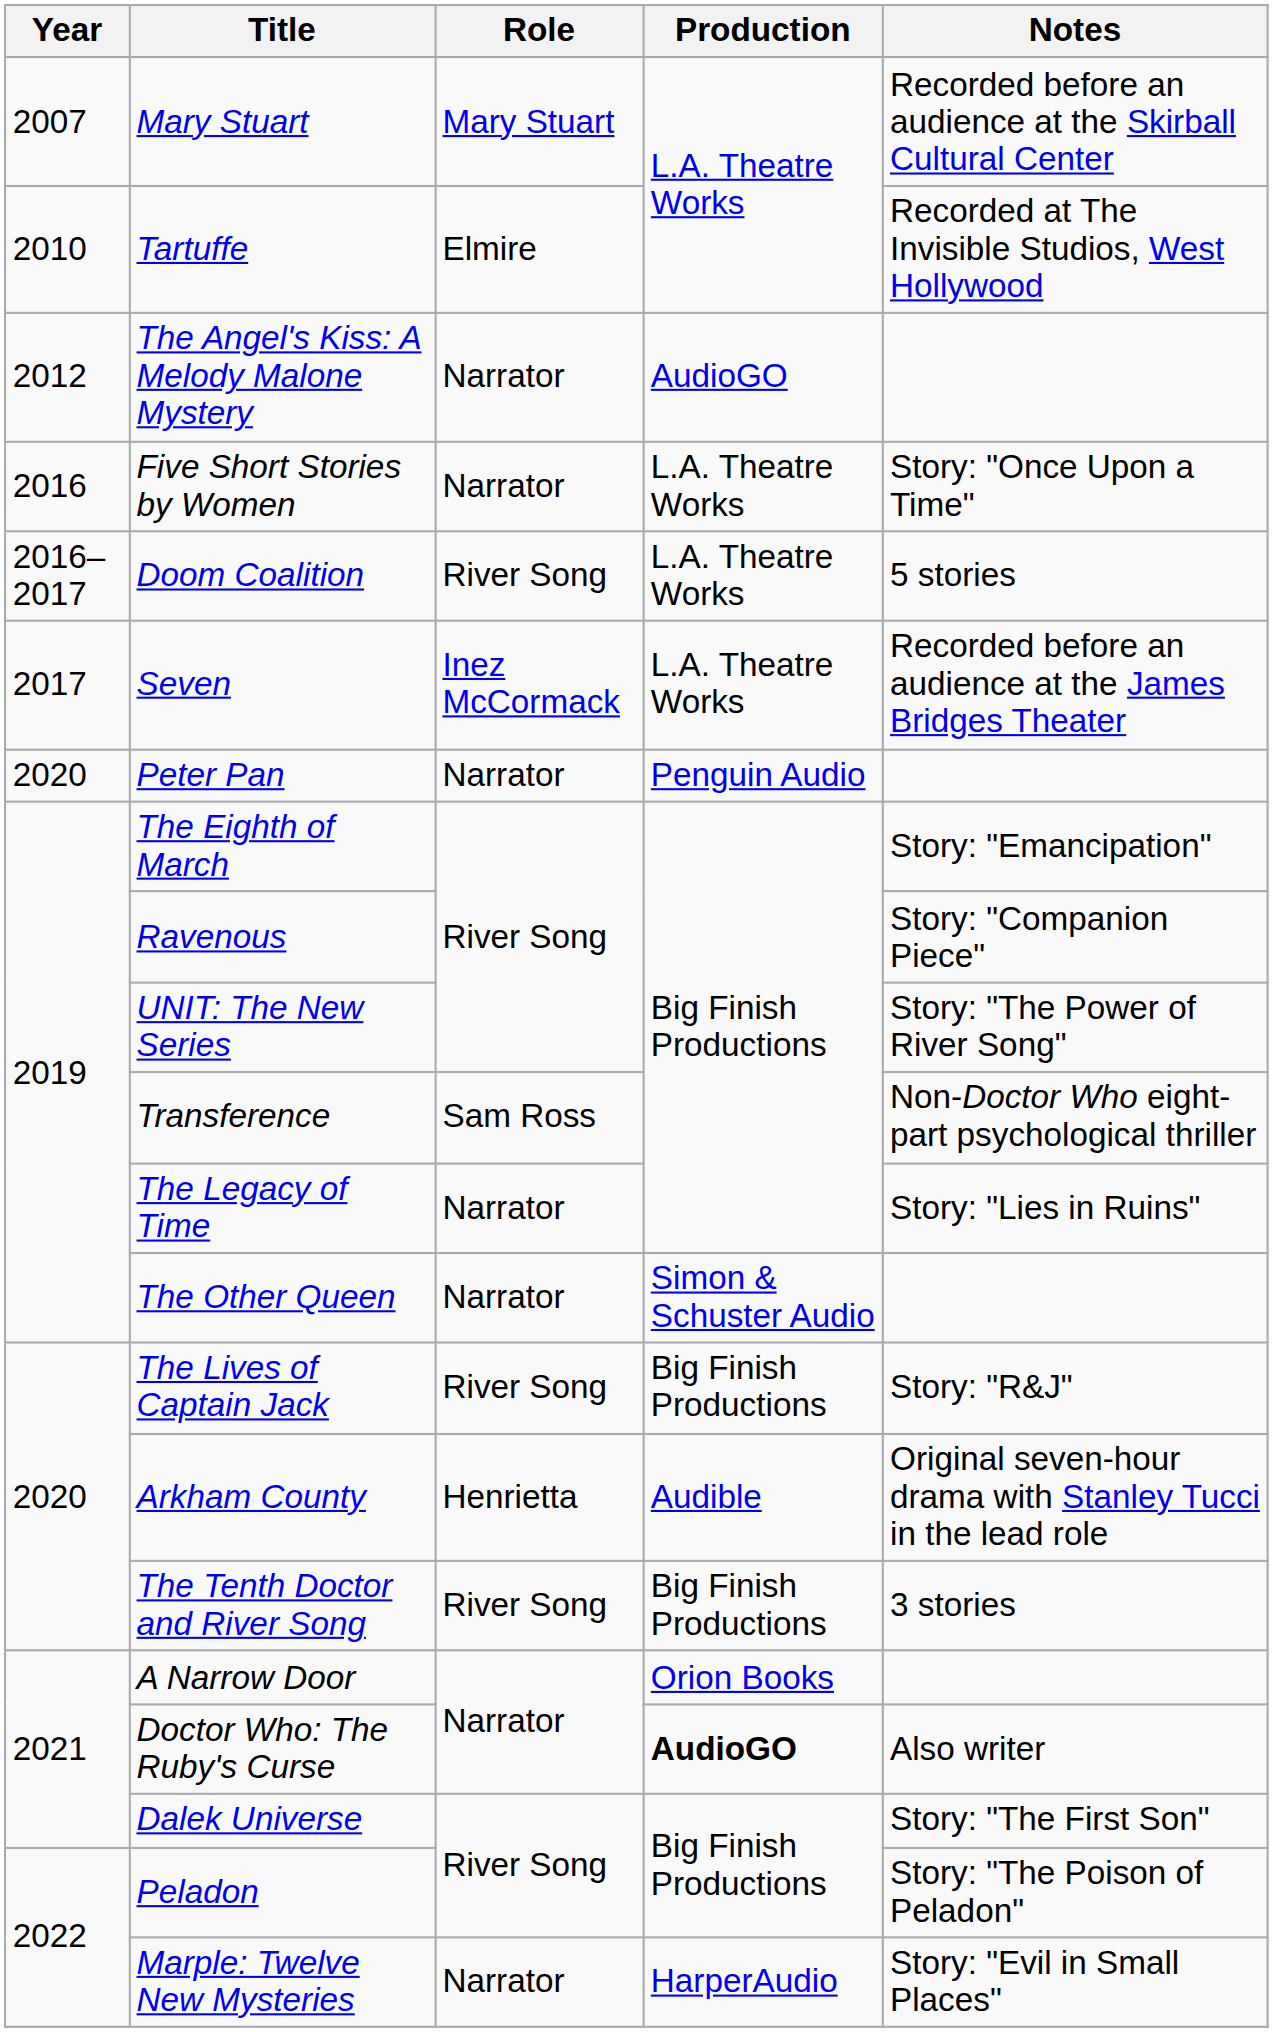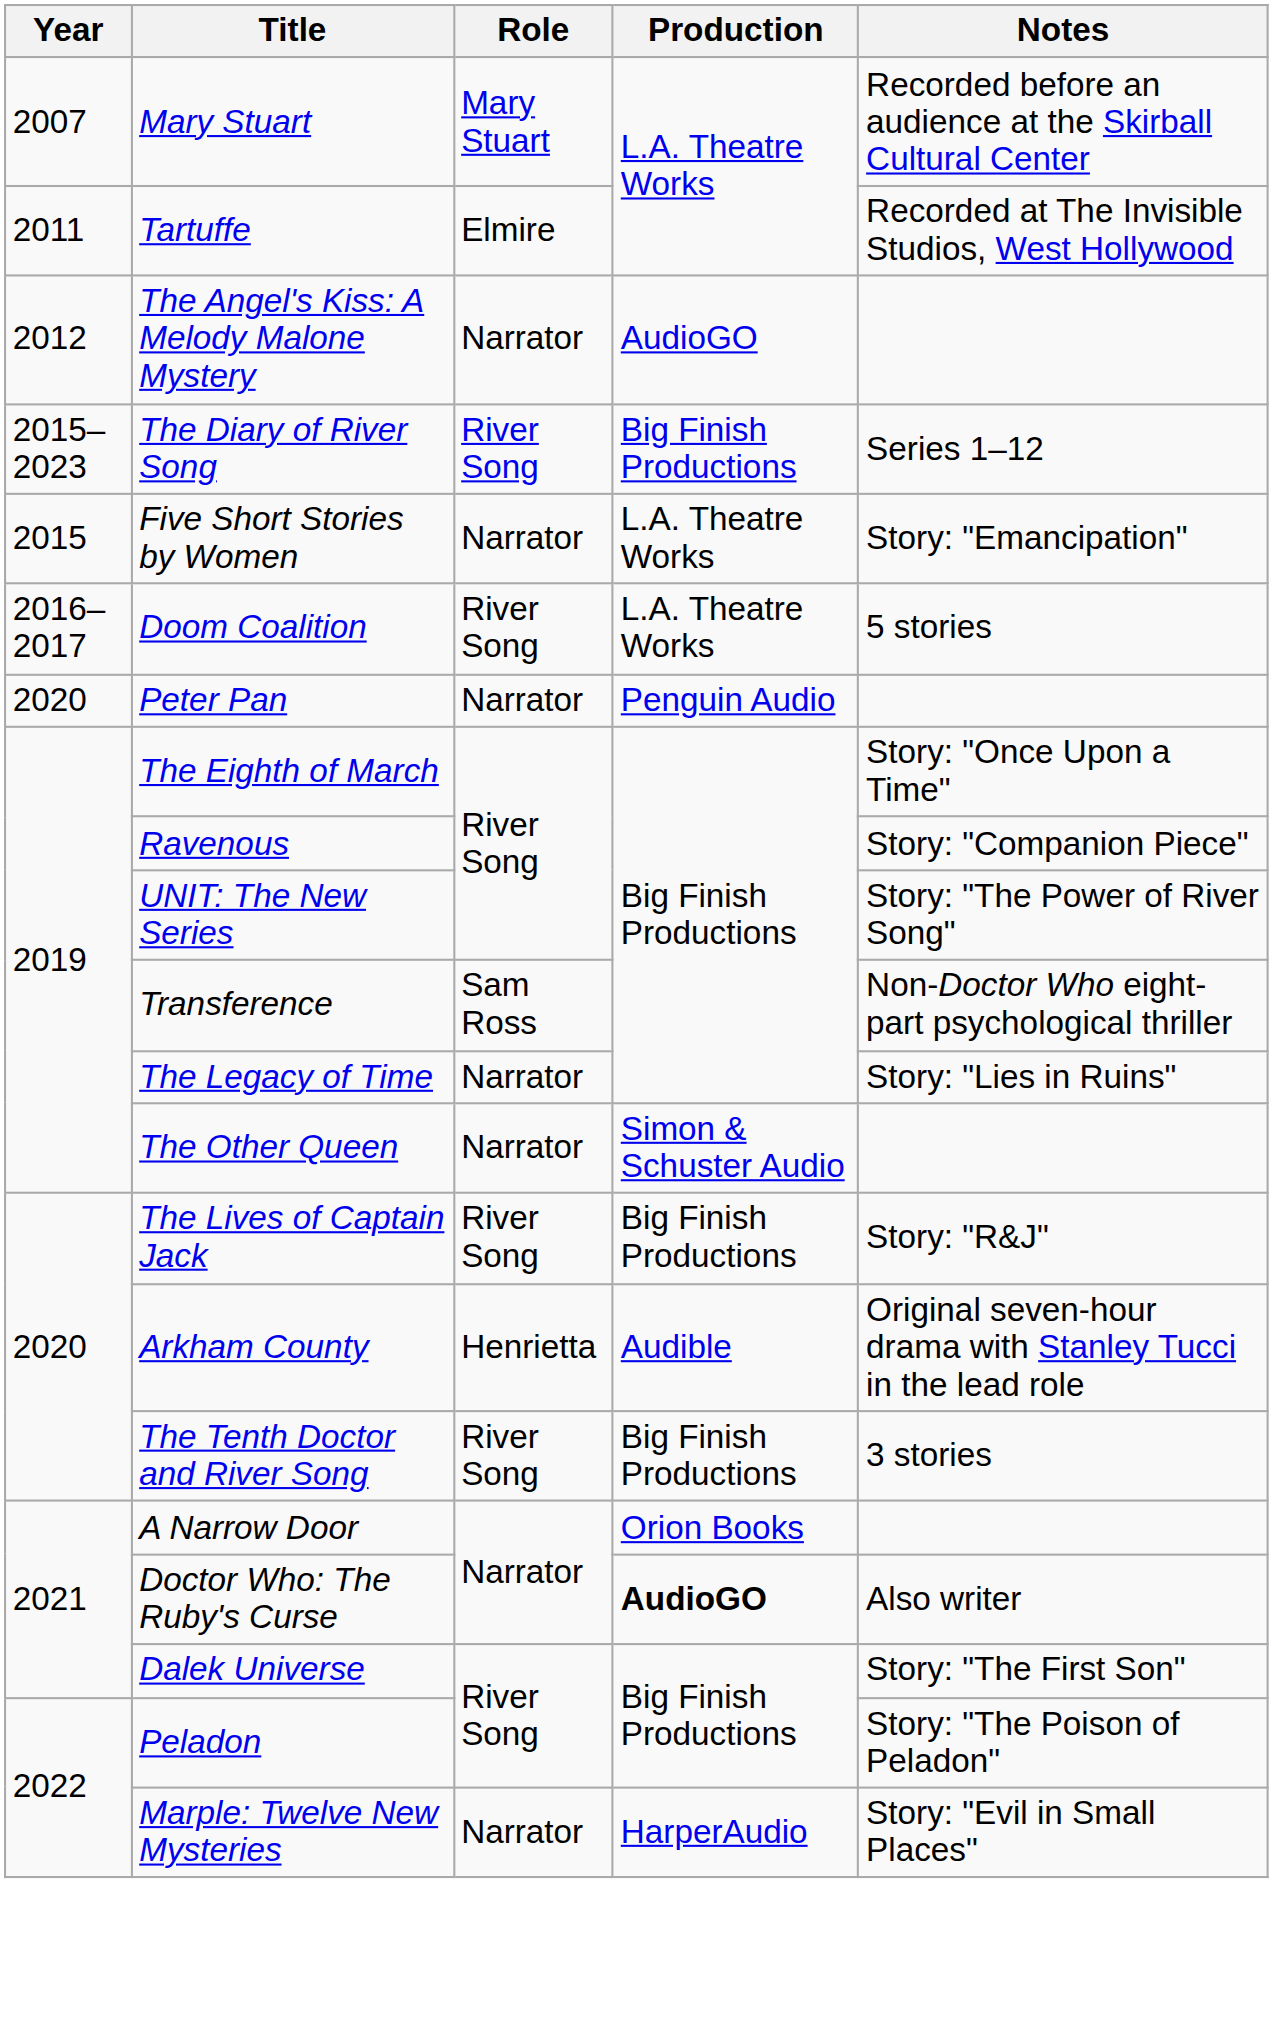(50, 248) 2010 -> (48, 230) 2011
+ row: (273, 447)
(50, 485) 2016 -> (50, 538) 2015
(1042, 485) Story: "Once Upon a Time" -> (1027, 538) Story: "Emancipation"
- row: (184, 684)
(1051, 846) Story: "Emancipation" -> (1018, 771) Story: "Once Upon a Time"
